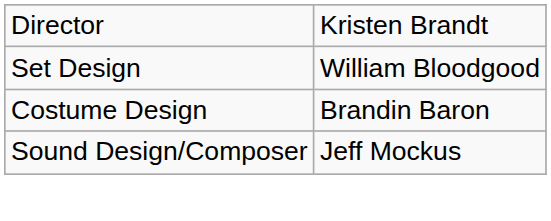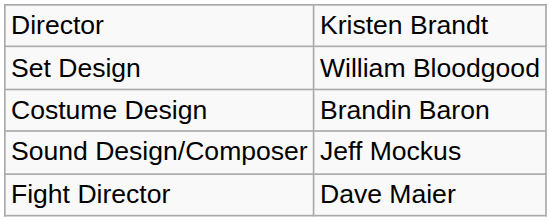+ row: (91, 194)
